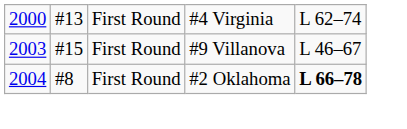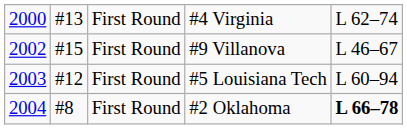(28, 49) 2003 -> (28, 49) 2002
+ row: (258, 78)
